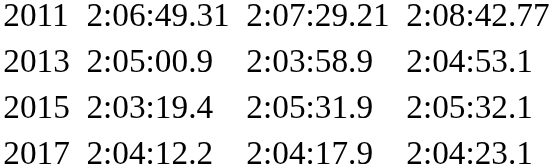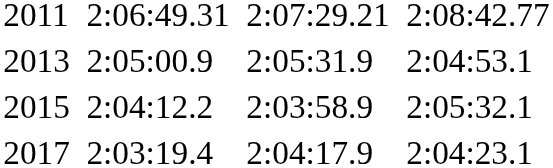(310, 61) 2:03:58.9 -> (310, 61) 2:05:31.9
(150, 106) 2:03:19.4 -> (150, 106) 2:04:12.2
(310, 106) 2:05:31.9 -> (310, 106) 2:03:58.9
(150, 152) 2:04:12.2 -> (150, 152) 2:03:19.4
